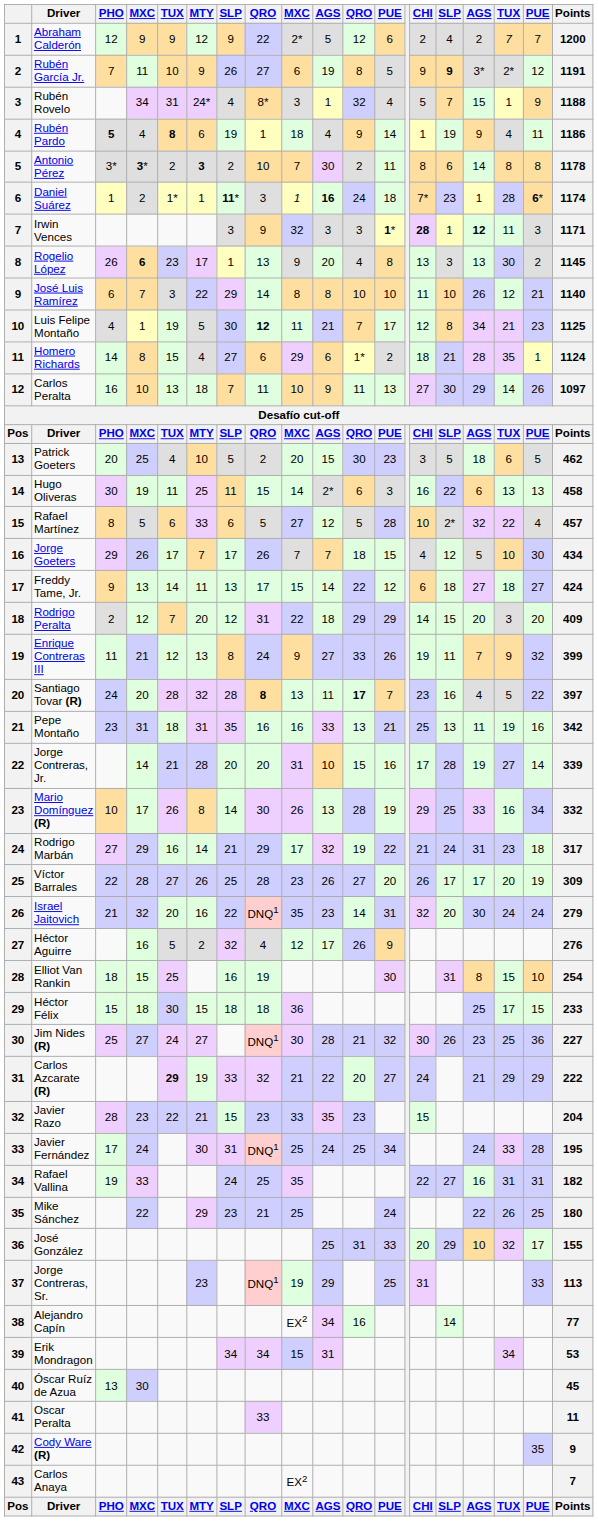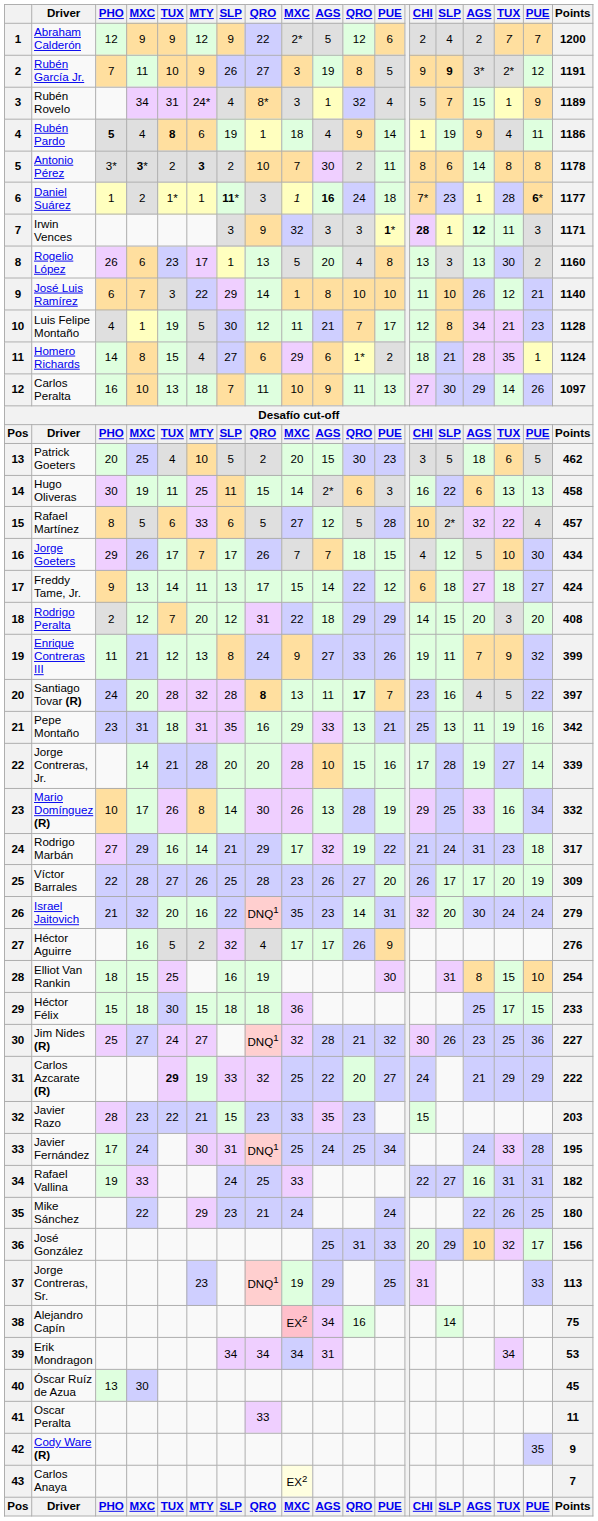(297, 71) 6 -> (297, 71) 3
(573, 103) 1188 -> (573, 103) 1189
(573, 199) 1174 -> (573, 199) 1177
(142, 263) bold -> (142, 263) normal
(297, 263) 9 -> (297, 263) 5
(573, 263) 1145 -> (573, 263) 1160
(297, 294) 8 -> (297, 294) 1
(263, 326) bold -> (263, 326) normal
(573, 326) 1125 -> (573, 326) 1128
(573, 619) 409 -> (573, 619) 408
(297, 727) 16 -> (297, 727) 29
(297, 766) 31 -> (297, 766) 28
(297, 945) 12 -> (297, 945) 17
(297, 1041) 30 -> (297, 1041) 32
(297, 1079) 21 -> (297, 1079) 25
(573, 1118) 204 -> (573, 1118) 203
(297, 1181) 35 -> (297, 1181) 33
(297, 1213) 25 -> (297, 1213) 24
(573, 1245) 155 -> (573, 1245) 156
(297, 1322) no background -> (297, 1322) pink background
(573, 1322) 77 -> (573, 1322) 75
(297, 1354) 15 -> (297, 1354) 34
(297, 1481) no background -> (297, 1481) lightyellow background
